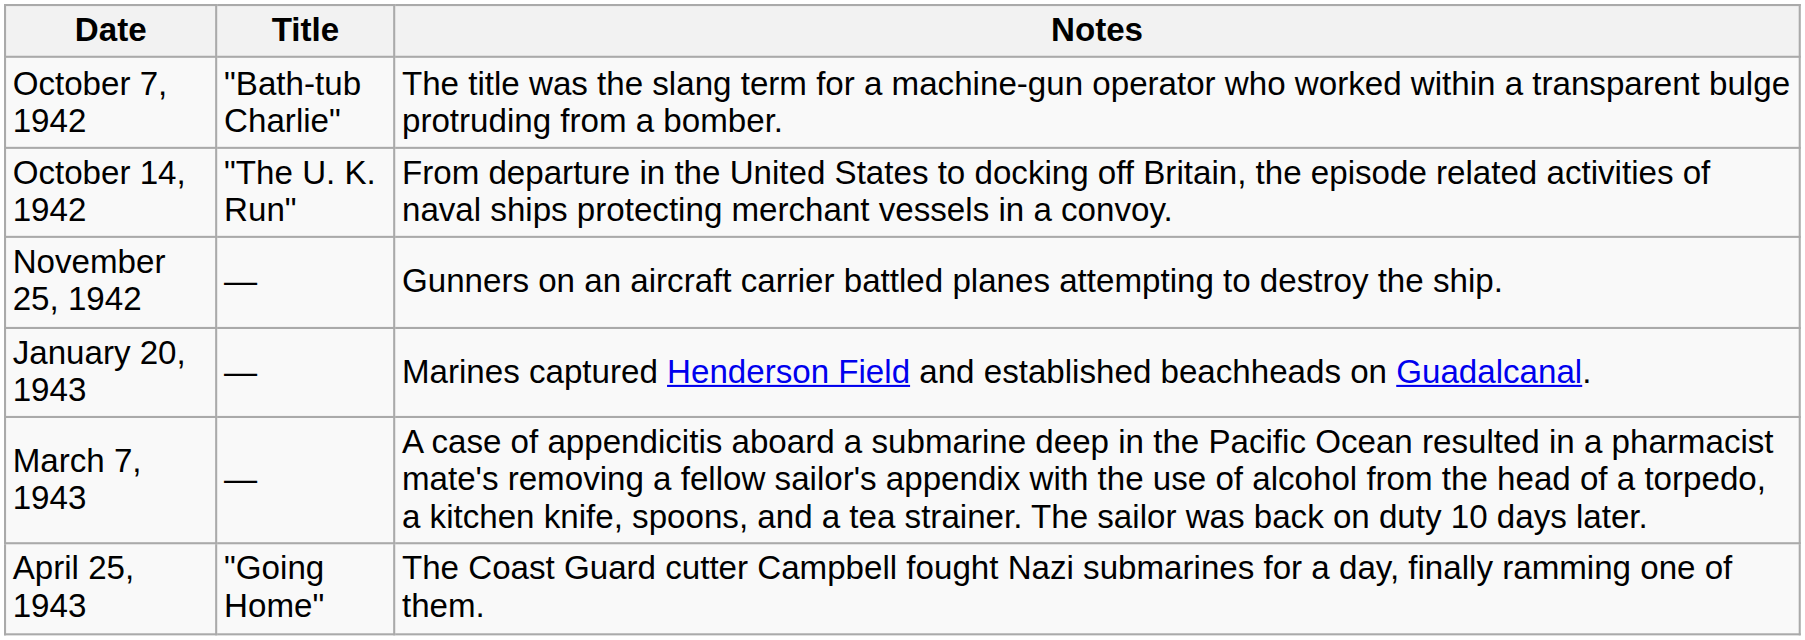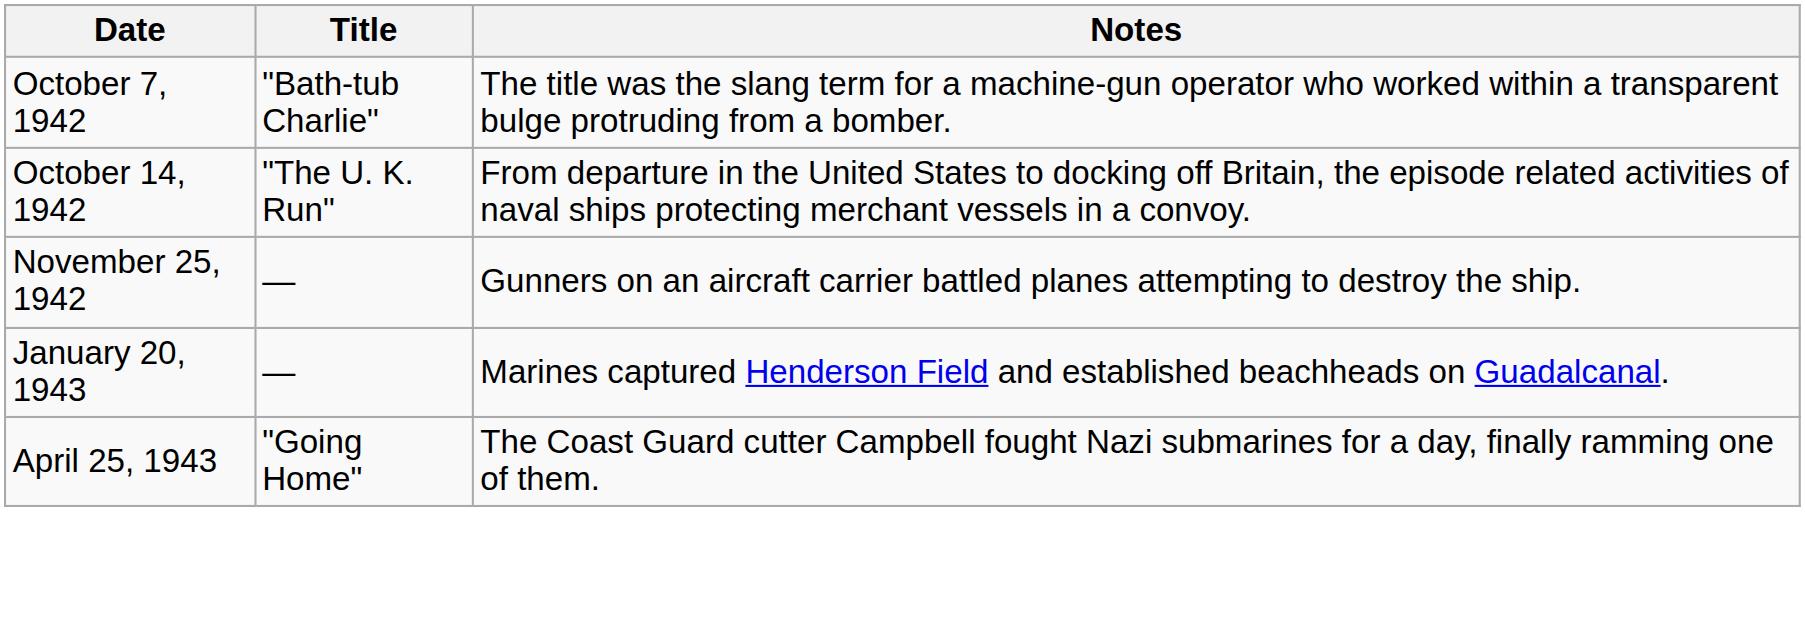- row: (77, 479)
